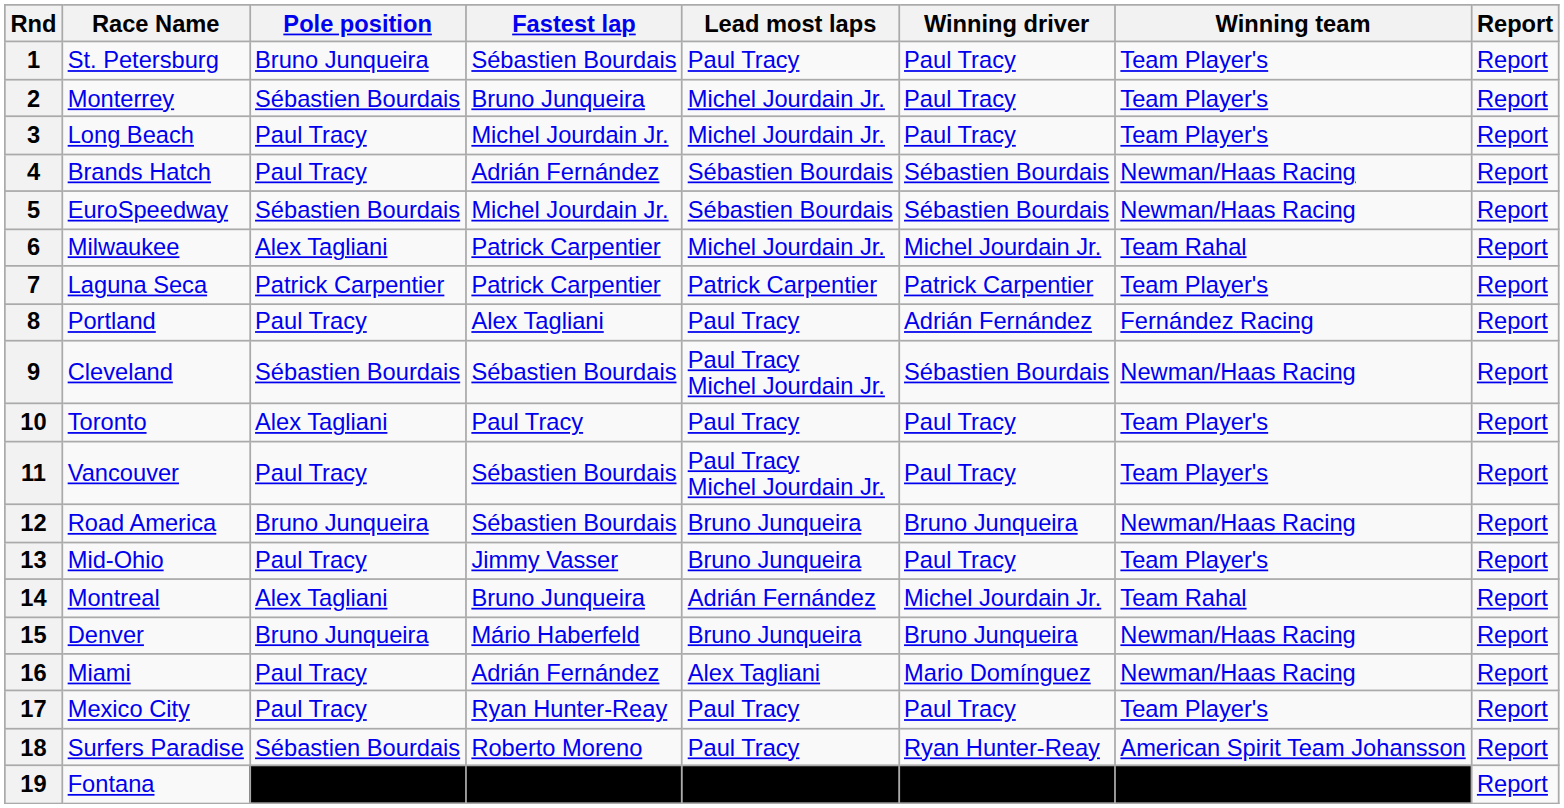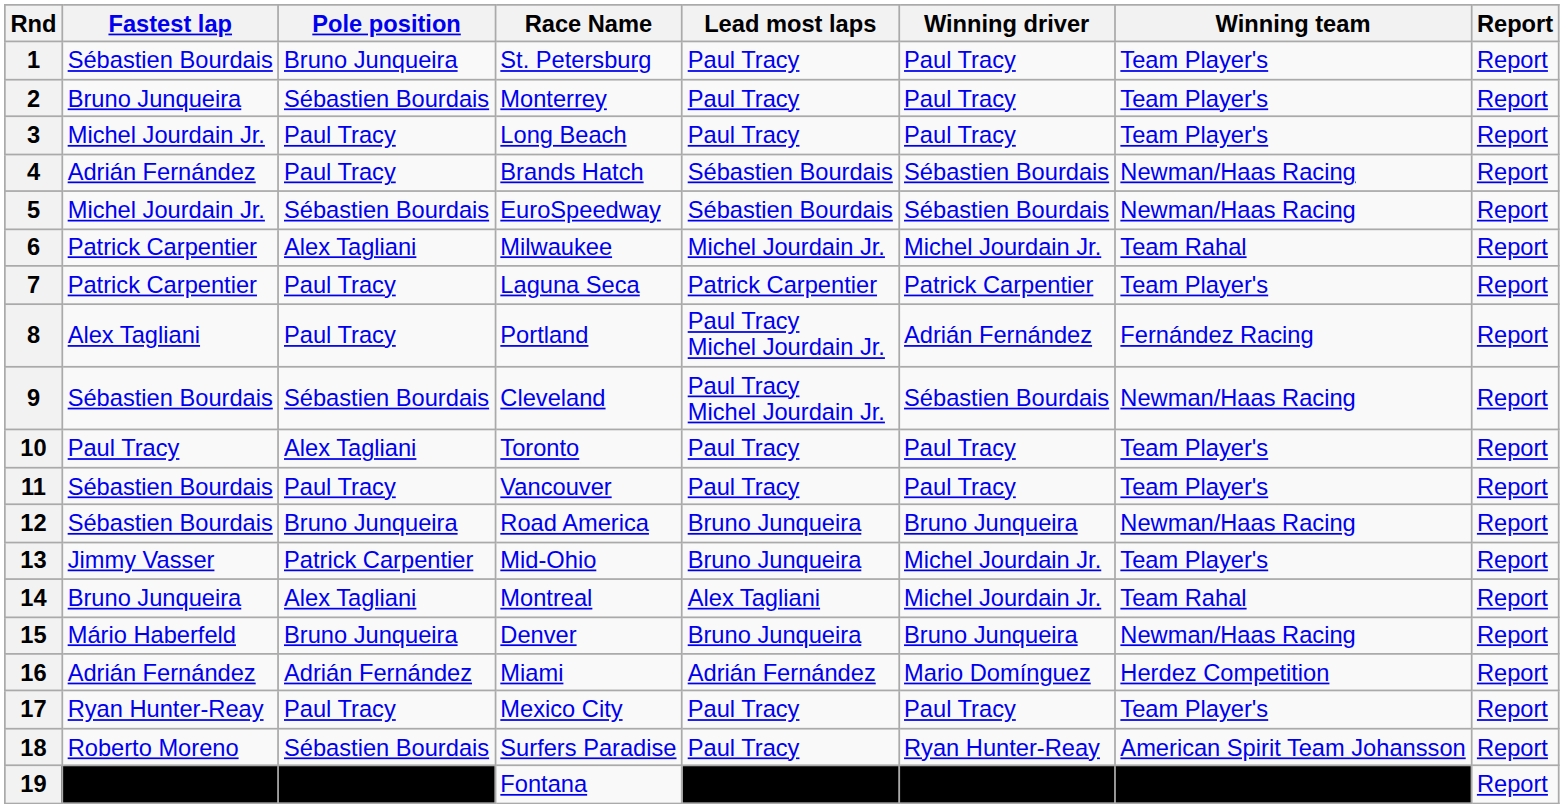columns swapped: (156, 23) <-> (574, 23)
(786, 98) Michel Jourdain Jr. -> (744, 98) Paul Tracy
(786, 135) Michel Jourdain Jr. -> (744, 135) Paul Tracy
(350, 284) Patrick Carpentier -> (340, 284) Paul Tracy
(744, 322) Paul Tracy -> (786, 335) Paul Tracy Michel Jourdain Jr.
(786, 473) Paul Tracy Michel Jourdain Jr. -> (744, 486) Paul Tracy
(311, 560) Paul Tracy -> (379, 560) Patrick Carpentier
(960, 560) Paul Tracy -> (1003, 560) Michel Jourdain Jr.
(782, 598) Adrián Fernández -> (754, 598) Alex Tagliani
(311, 672) Paul Tracy -> (378, 672) Adrián Fernández
(754, 672) Alex Tagliani -> (782, 672) Adrián Fernández
(1238, 672) Newman/Haas Racing -> (1225, 672) Herdez Competition
